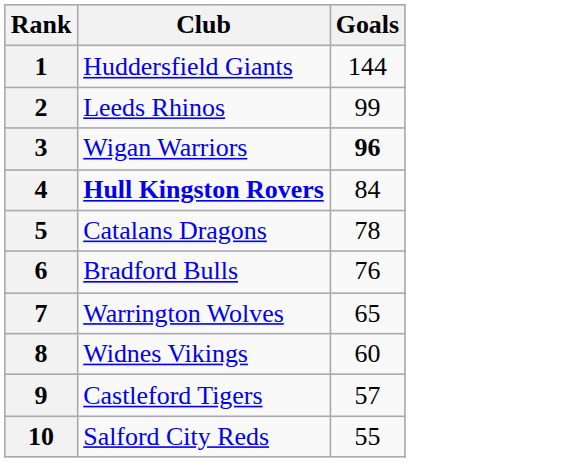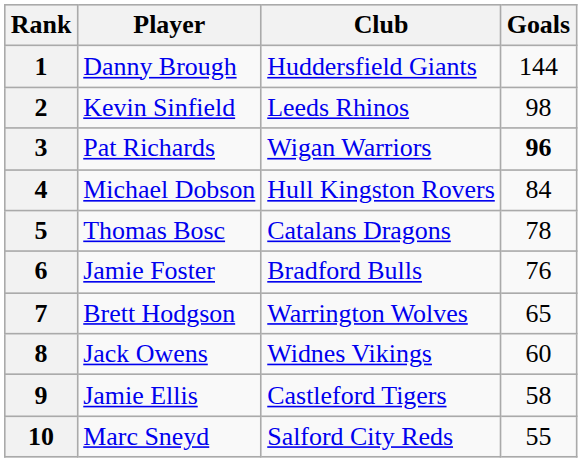+ column: (169, 25)
(367, 107) 99 -> (538, 107) 98
(204, 189) bold -> (381, 189) normal
(367, 395) 57 -> (538, 395) 58
